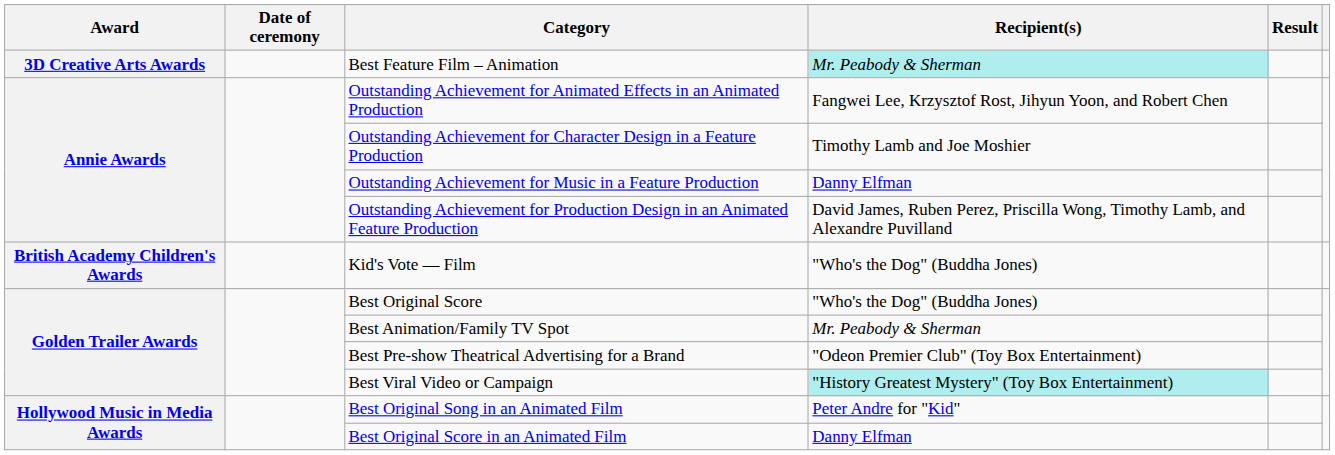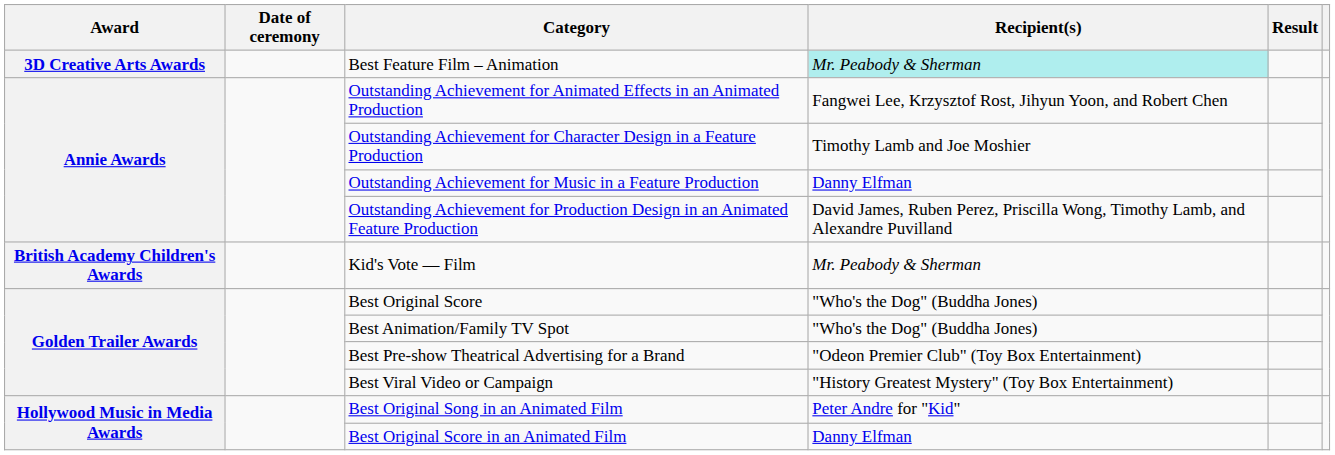(925, 265) "Who's the Dog" (Buddha Jones) -> (897, 265) Mr. Peabody & Sherman
(897, 328) Mr. Peabody & Sherman -> (925, 328) "Who's the Dog" (Buddha Jones)
(993, 382) paleturquoise background -> (993, 382) no background
